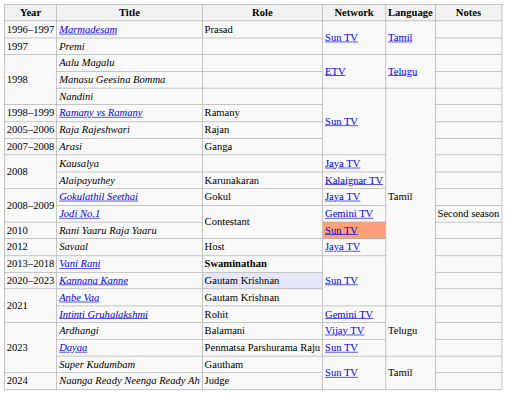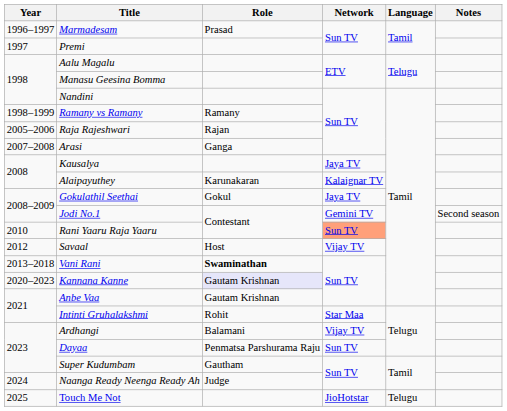(343, 247) Jaya TV -> (345, 247) Vijay TV
(349, 314) Gemini TV -> (344, 314) Star Maa
+ row: (90, 398)
